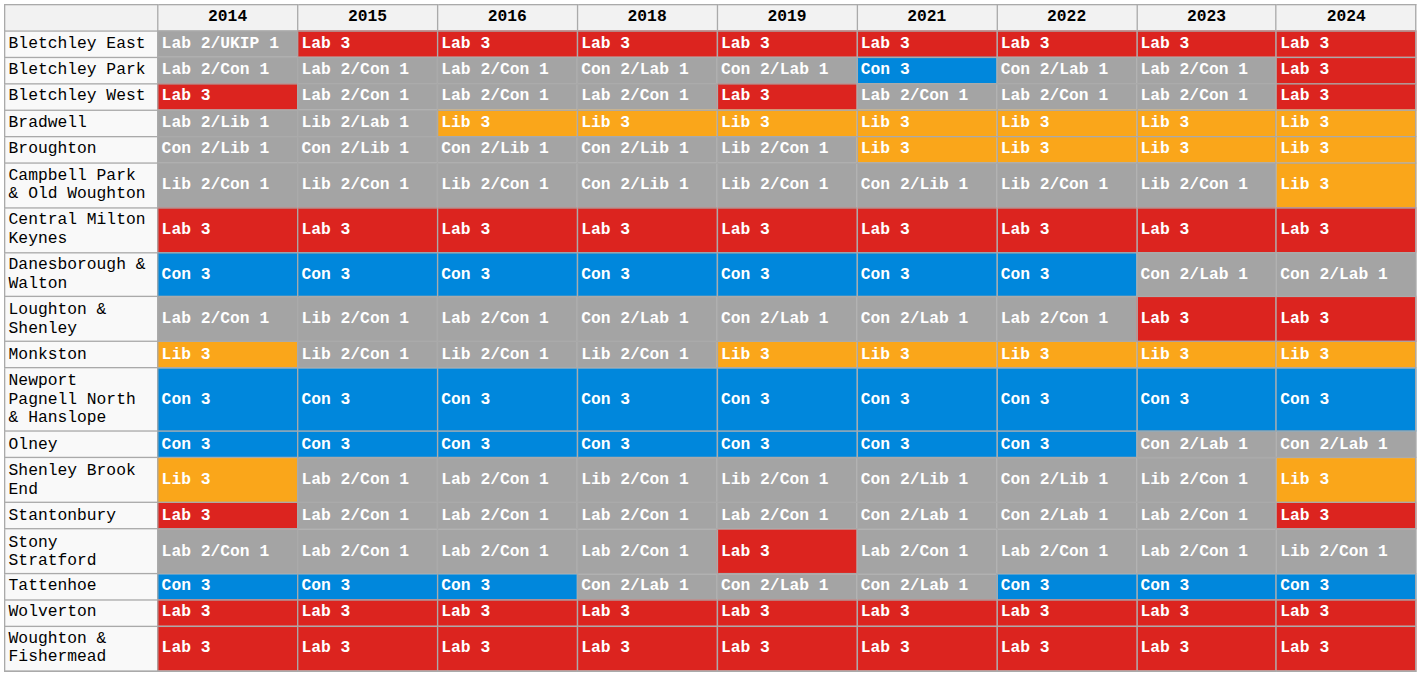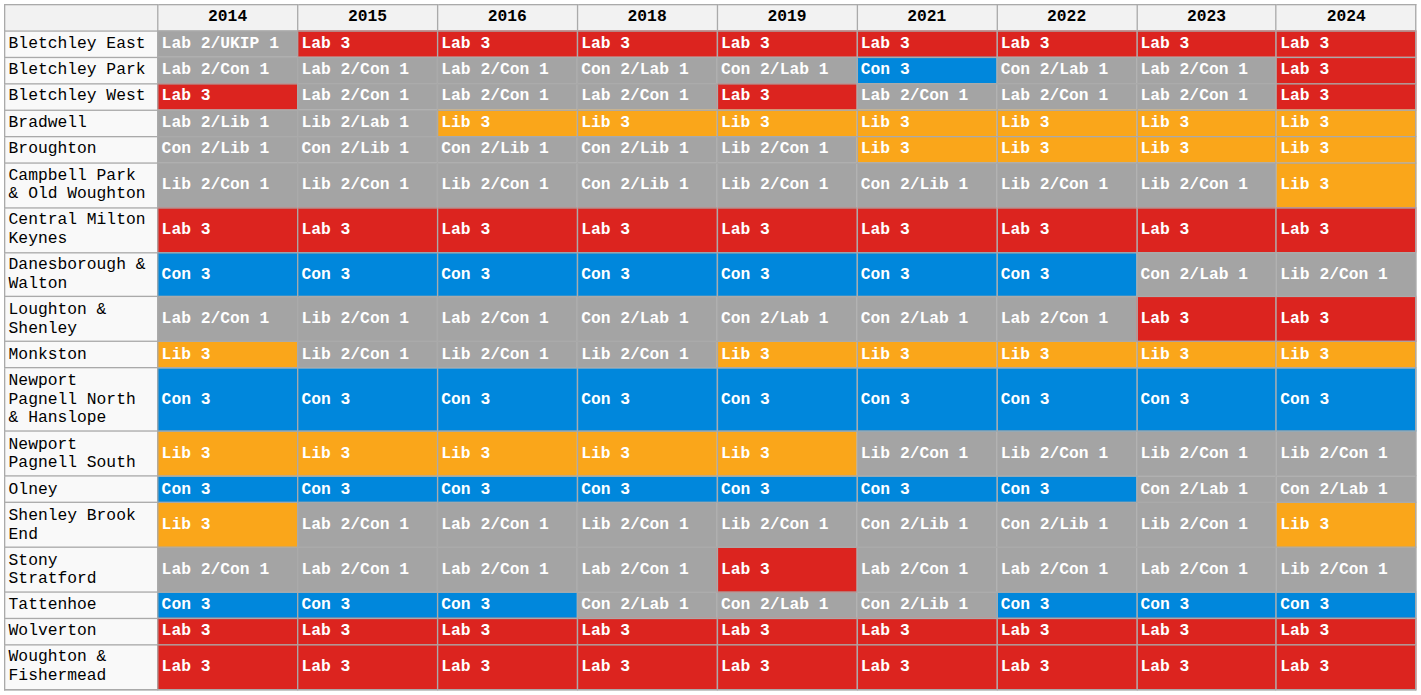(1334, 275) Con 2/Lab 1 -> (1334, 275) Lib 2/Con 1
+ row: (72, 454)
- row: (62, 516)
(915, 587) Con 2/Lab 1 -> (915, 606) Con 2/Lib 1
